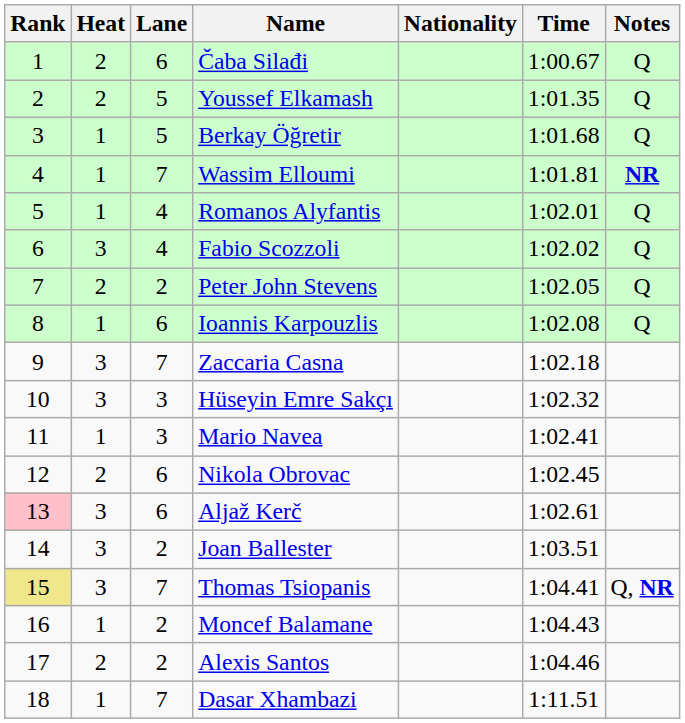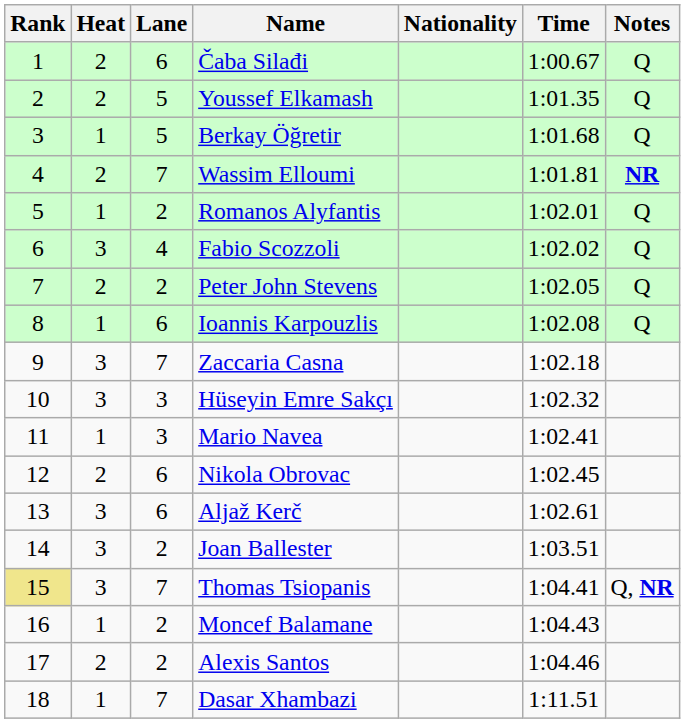(101, 173) 1 -> (101, 173) 2
(162, 211) 4 -> (162, 211) 2
(38, 511) pink background -> (38, 511) no background
